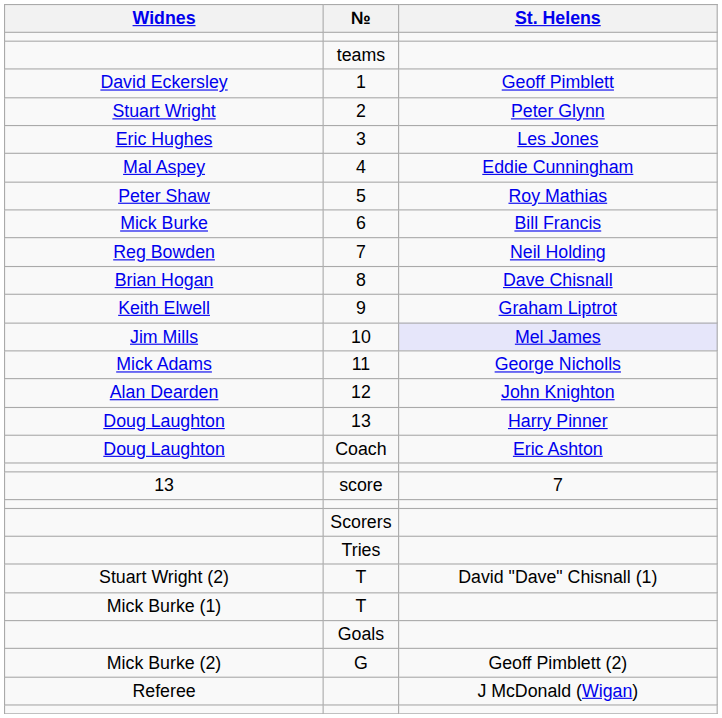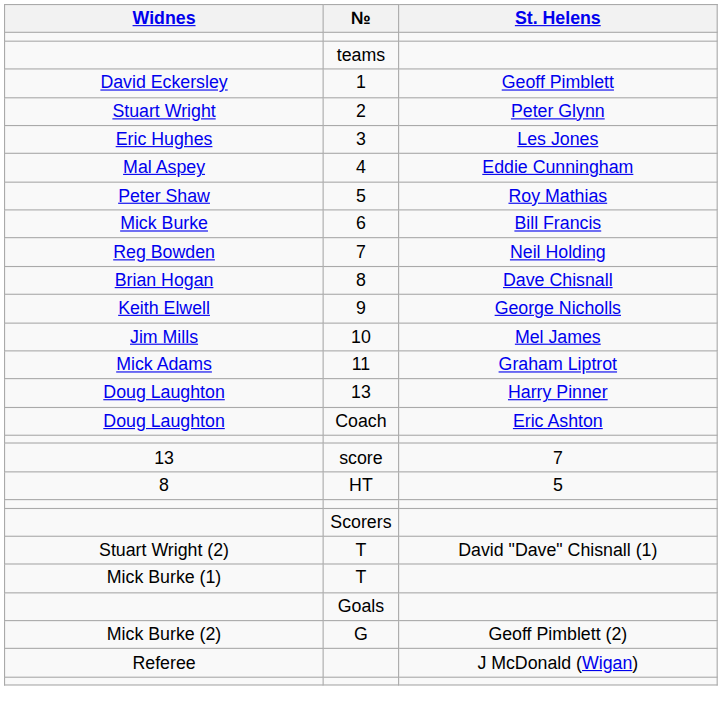(558, 308) Graham Liptrot -> (558, 308) George Nicholls
(558, 336) lavender background -> (558, 336) no background
(558, 364) George Nicholls -> (558, 364) Graham Liptrot
- row: (164, 392)
+ row: (164, 485)
- row: (164, 550)
